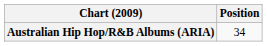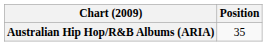(240, 31) 34 -> (240, 31) 35
